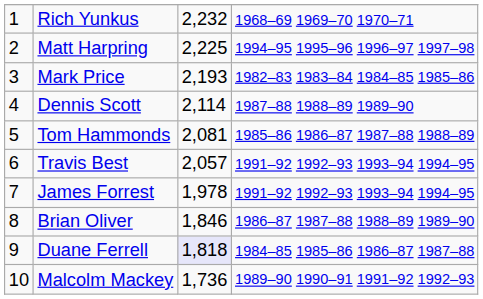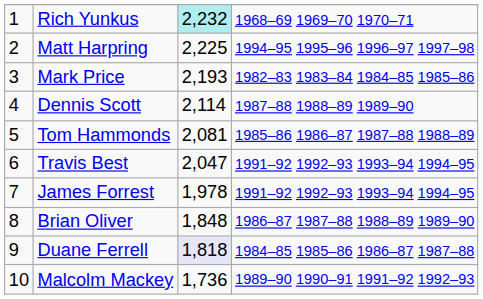(205, 18) no background -> (205, 18) paleturquoise background
(205, 163) 2,057 -> (205, 163) 2,047
(205, 221) 1,846 -> (205, 221) 1,848
